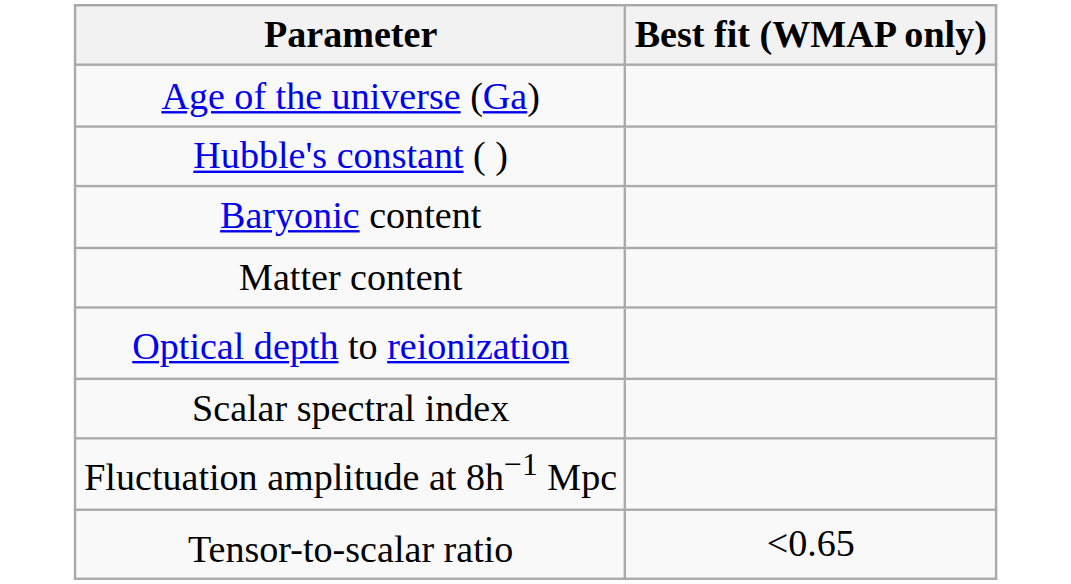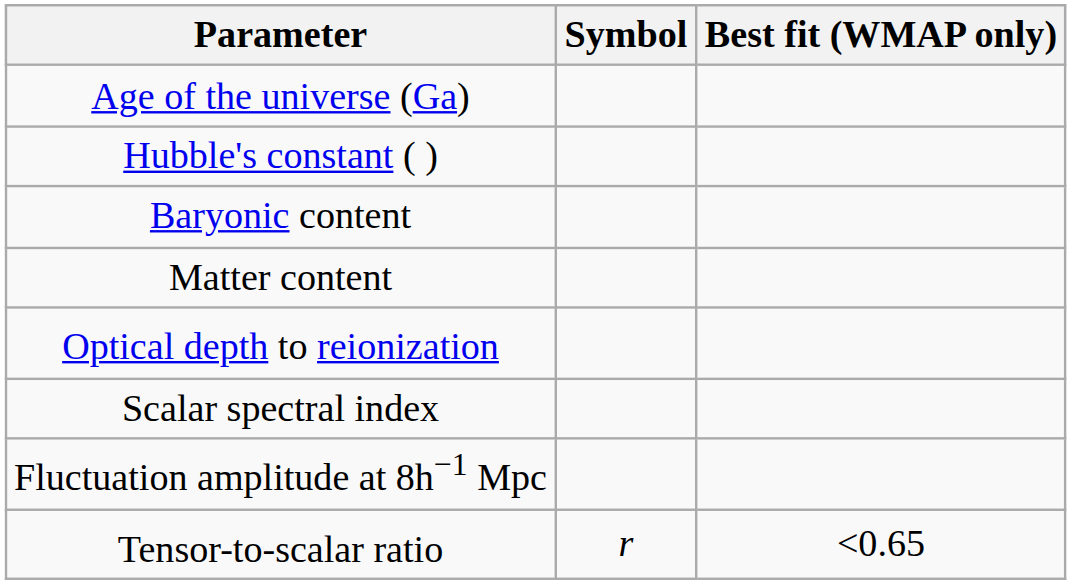+ column: (626, 34)
